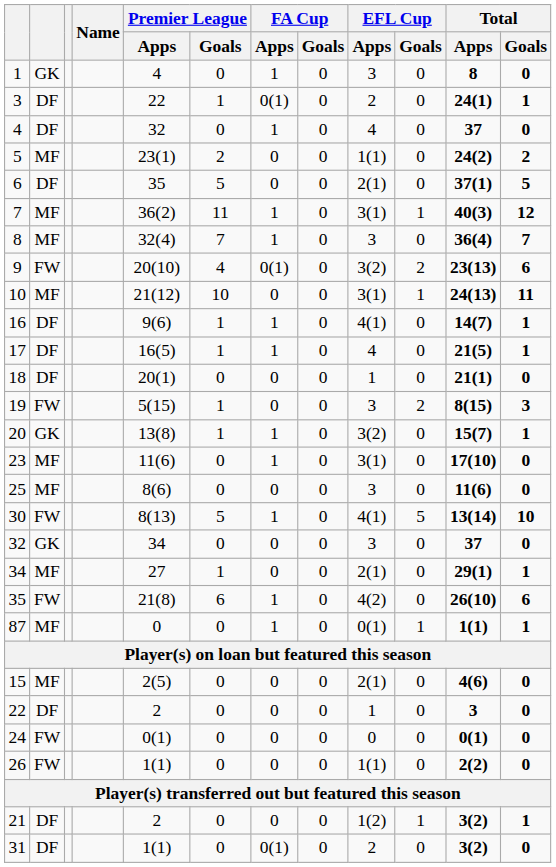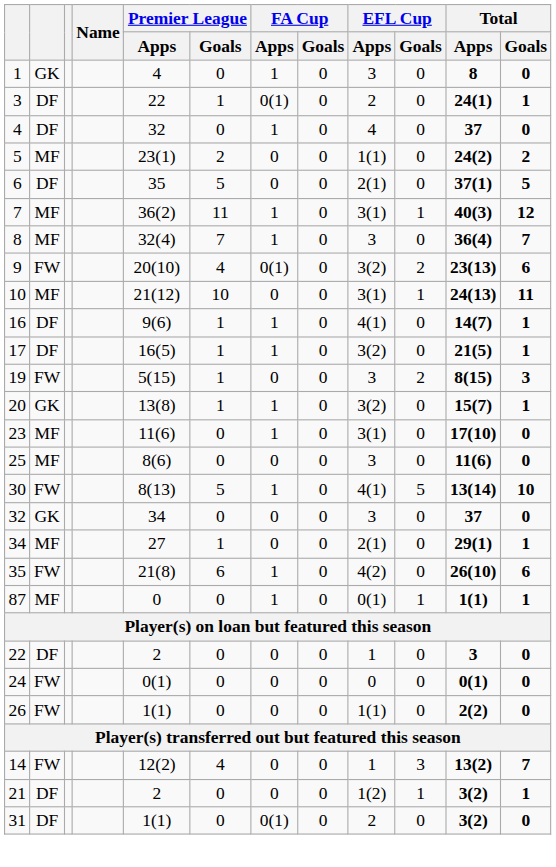(372, 350) 4 -> (372, 350) 3(2)
- row: (17, 377)
- row: (17, 682)
+ row: (17, 765)
